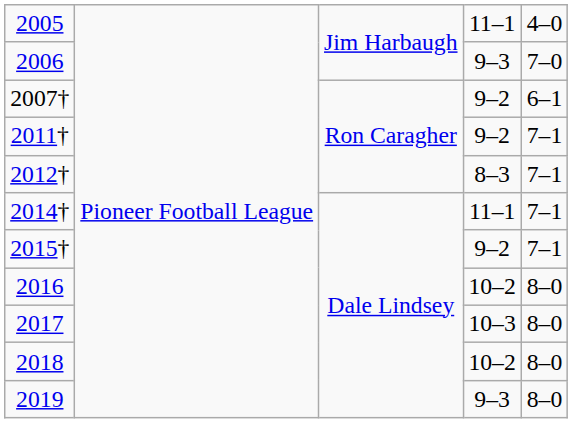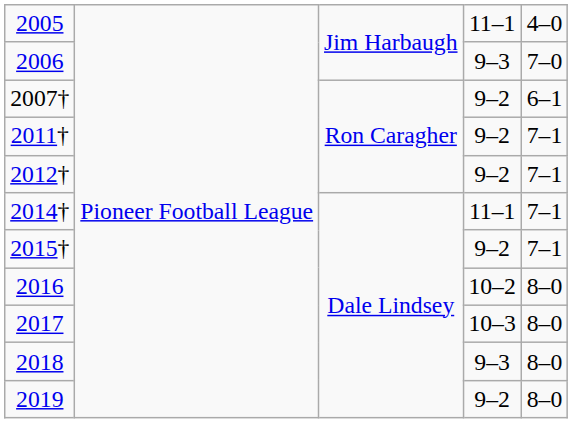(492, 173) 8–3 -> (492, 173) 9–2
(492, 361) 10–2 -> (492, 361) 9–3
(492, 398) 9–3 -> (492, 398) 9–2
